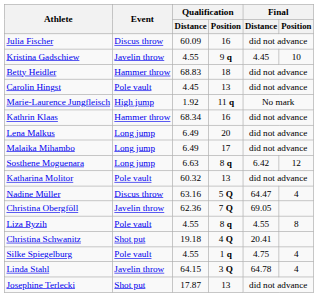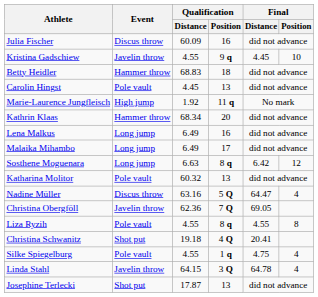(226, 118) 16 -> (226, 118) 20
(226, 133) 20 -> (226, 133) 16
